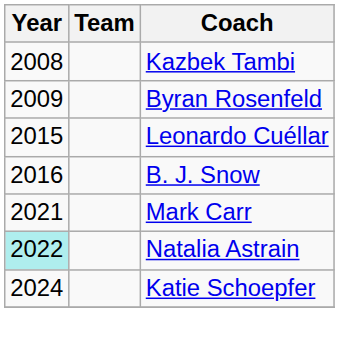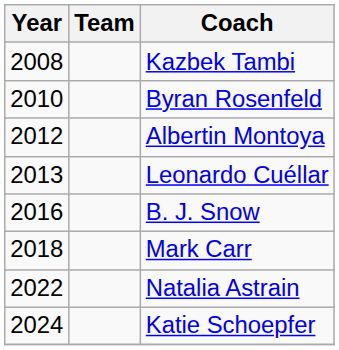(37, 99) 2009 -> (37, 99) 2010
+ row: (235, 136)
(37, 136) 2015 -> (37, 174) 2013
(37, 212) 2021 -> (37, 250) 2018
(37, 250) paleturquoise background -> (37, 288) no background
